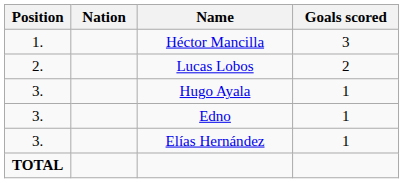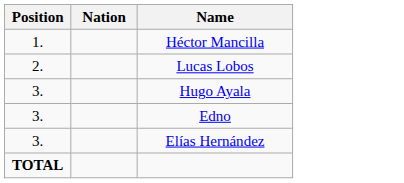- column: (346, 17)
